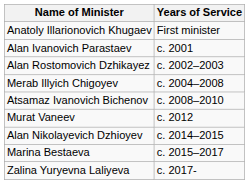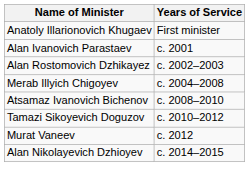+ row: (76, 118)
- row: (48, 153)
- row: (68, 170)
